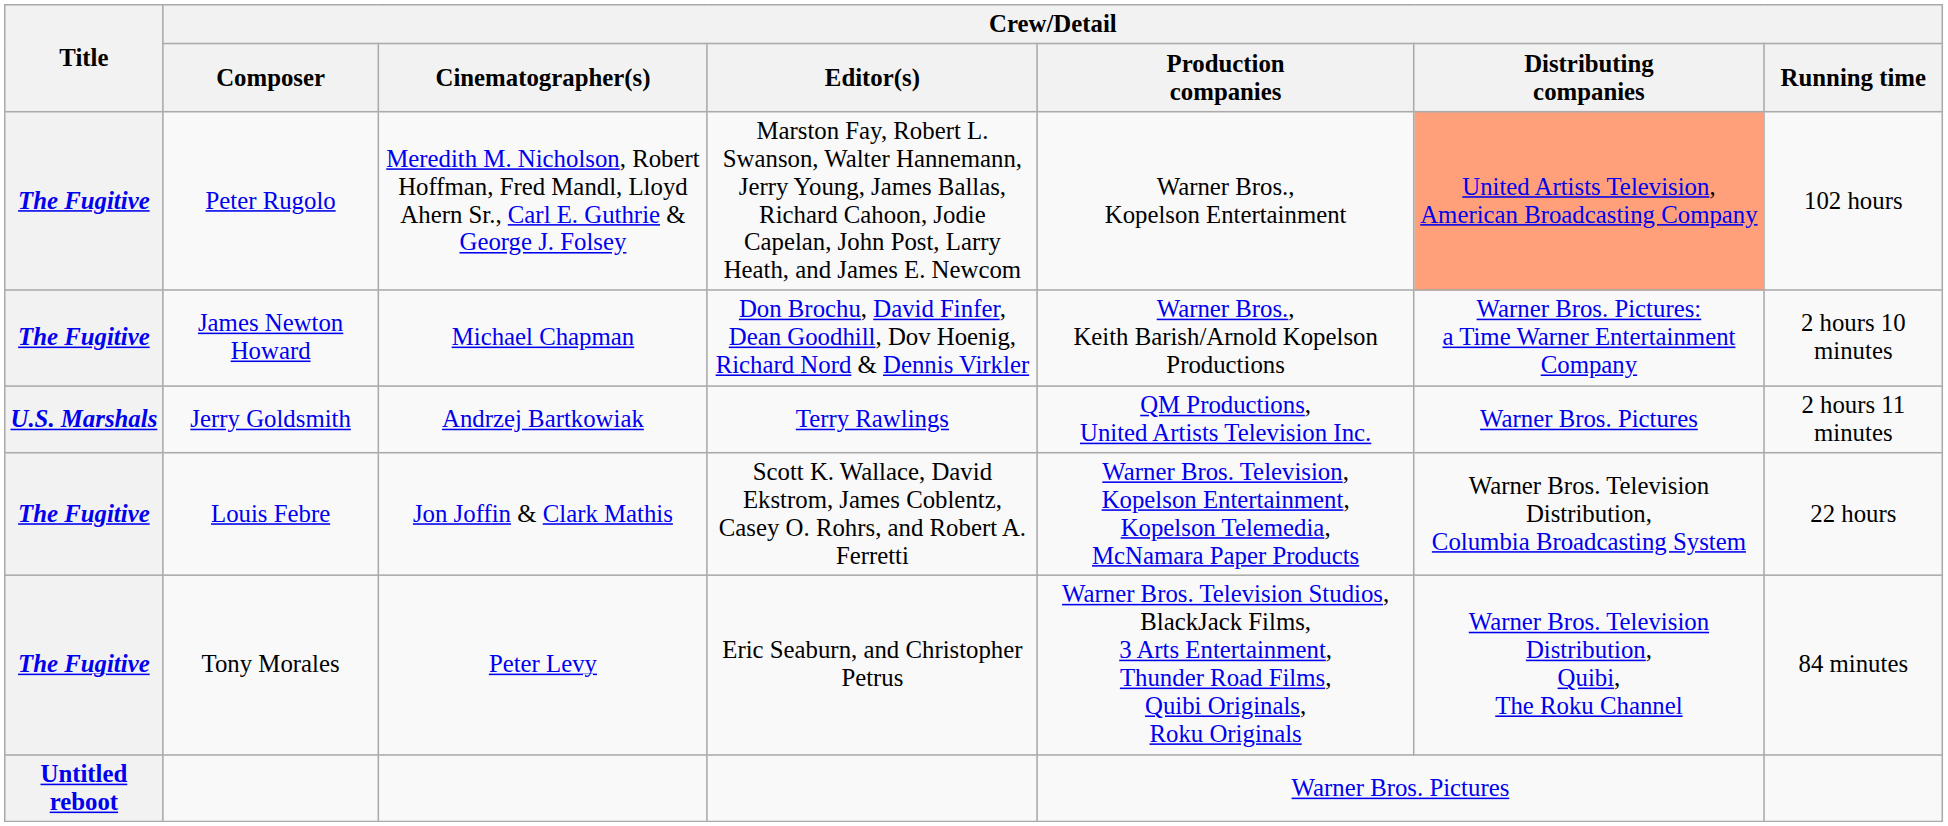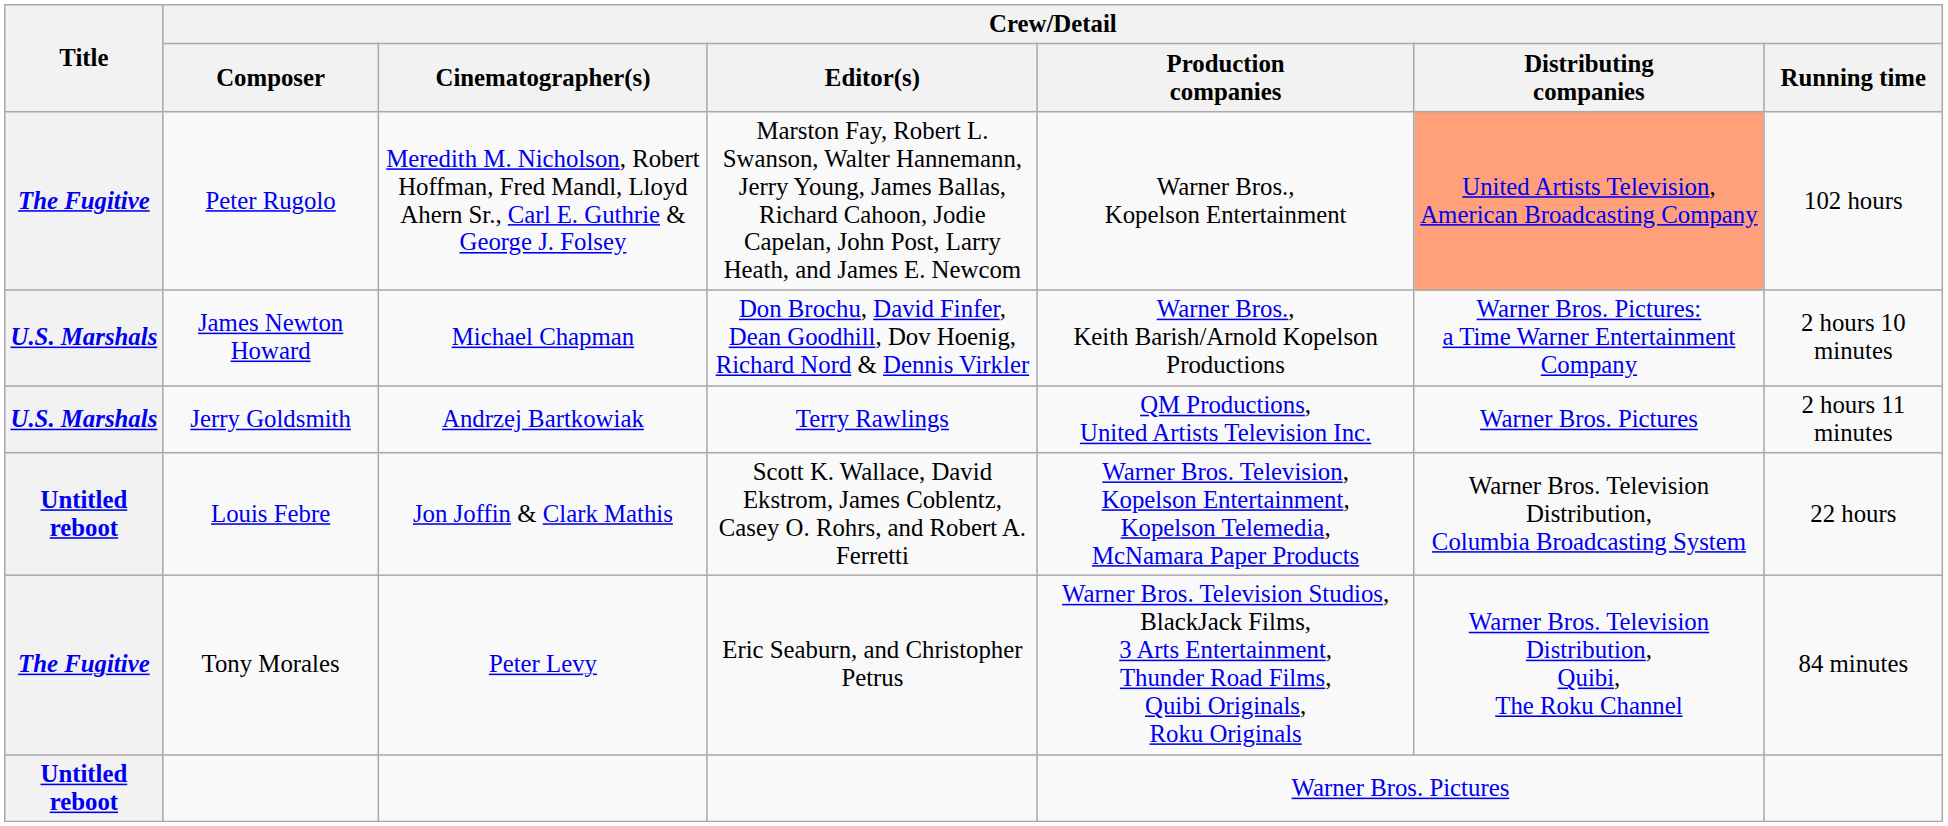(84, 337) The Fugitive -> (84, 337) U.S. Marshals
(84, 513) The Fugitive -> (84, 513) Untitled reboot
